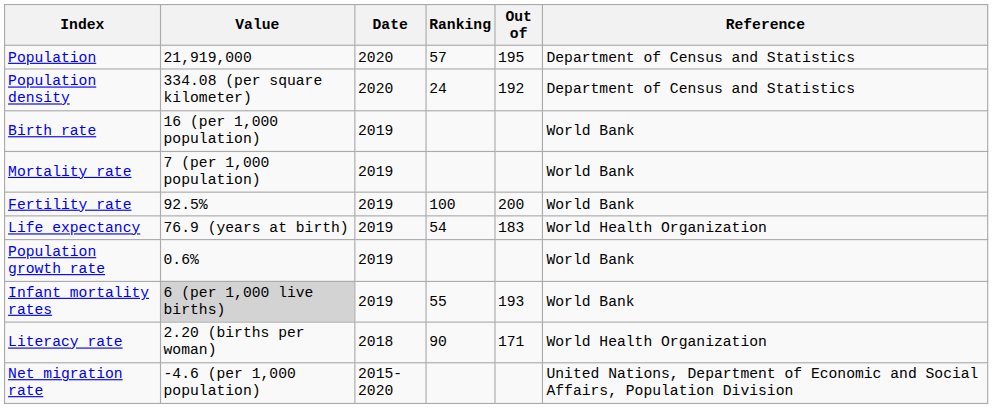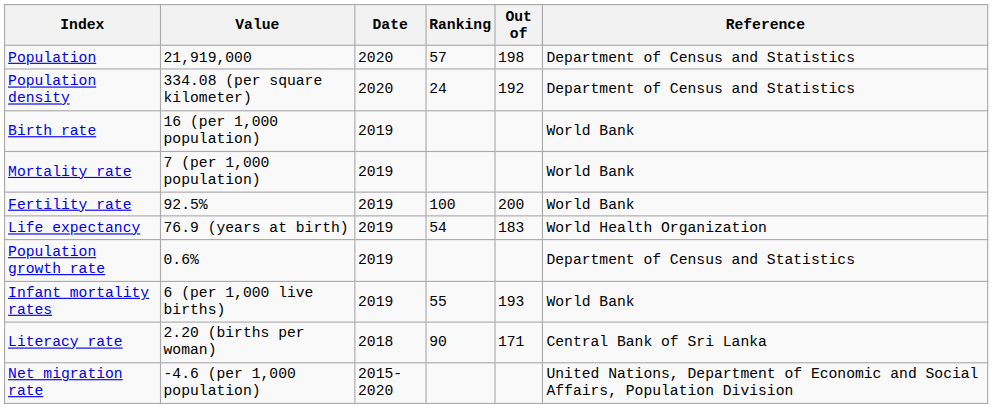(511, 57) 195 -> (511, 57) 198
(591, 260) World Bank -> (701, 260) Department of Census and Statistics
(238, 301) lightgrey background -> (238, 301) no background
(657, 342) World Health Organization -> (657, 342) Central Bank of Sri Lanka
